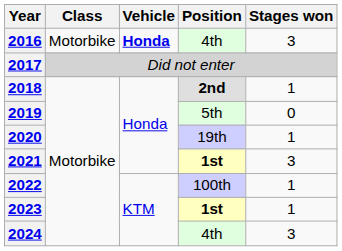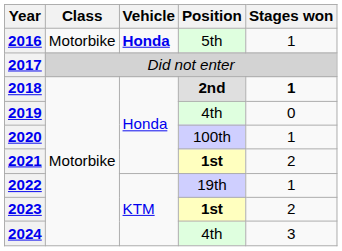(212, 40) 4th -> (212, 40) 5th
(291, 40) 3 -> (291, 40) 1
(291, 88) normal -> (291, 88) bold
(212, 112) 5th -> (212, 112) 4th
(212, 137) 19th -> (212, 137) 100th
(291, 161) 3 -> (291, 161) 2
(212, 185) 100th -> (212, 185) 19th
(291, 209) 1 -> (291, 209) 2
